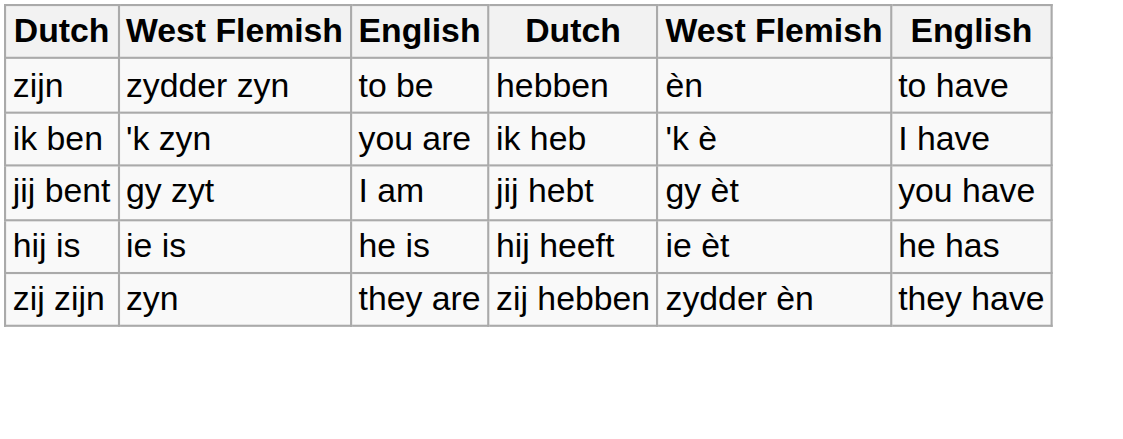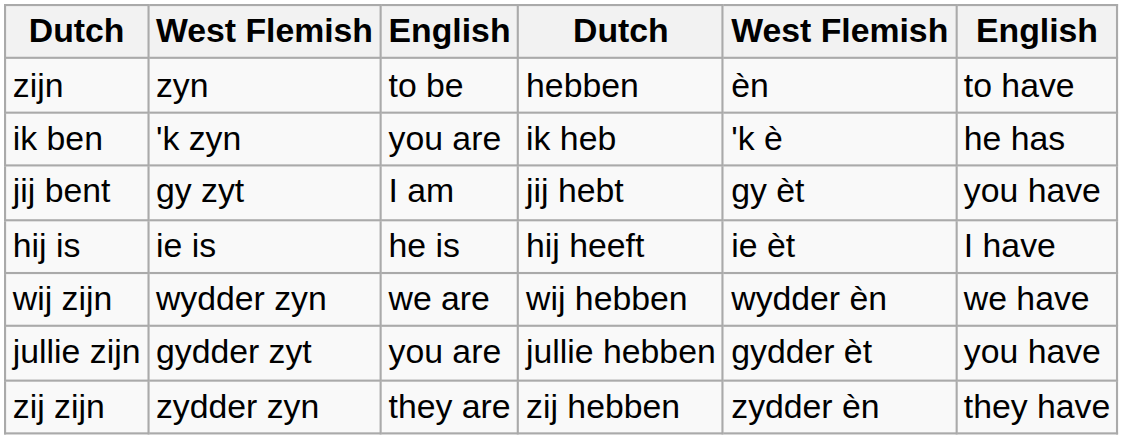(208, 84) zydder zyn -> (182, 84) zyn
(944, 138) I have -> (1015, 138) he has
(949, 245) he has -> (1010, 245) I have
+ row: (63, 298)
+ row: (77, 352)
(152, 298) zyn -> (238, 406) zydder zyn
